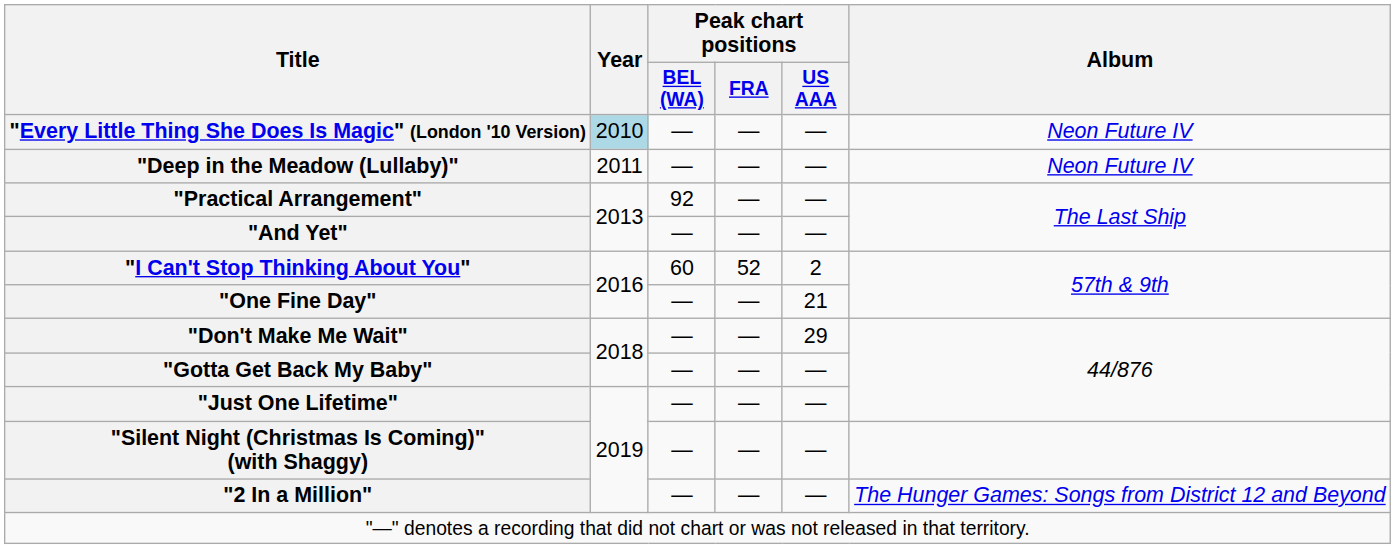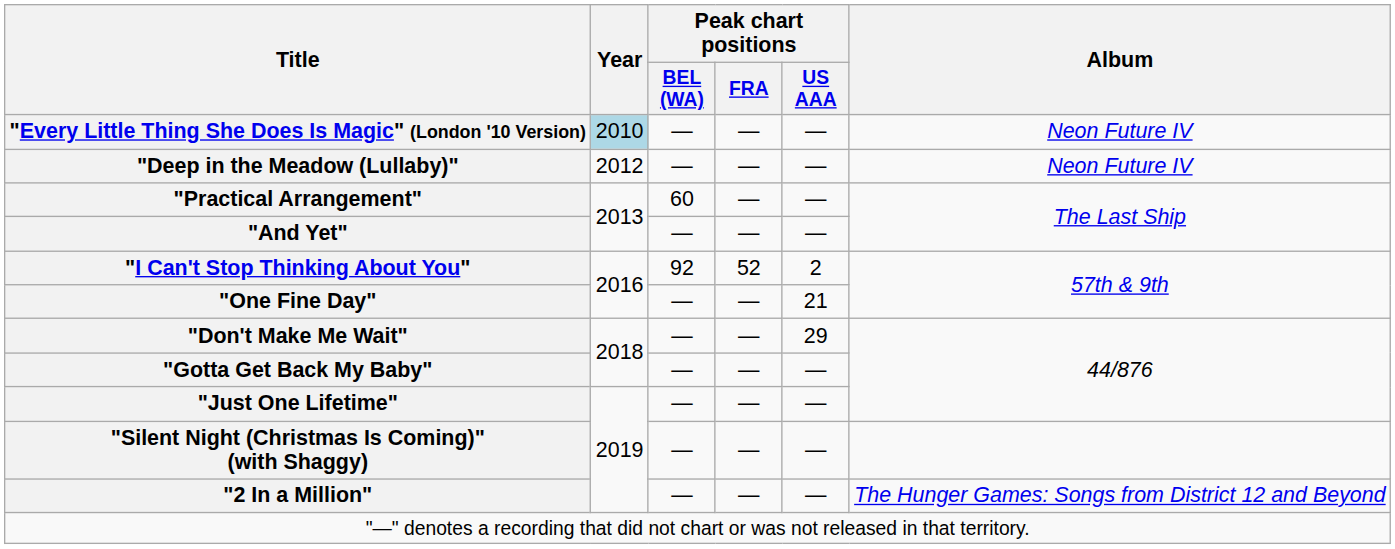(620, 165) 2011 -> (620, 165) 2012
(682, 199) 92 -> (682, 199) 60
(682, 267) 60 -> (682, 267) 92
